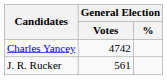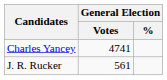(120, 48) 4742 -> (120, 48) 4741
